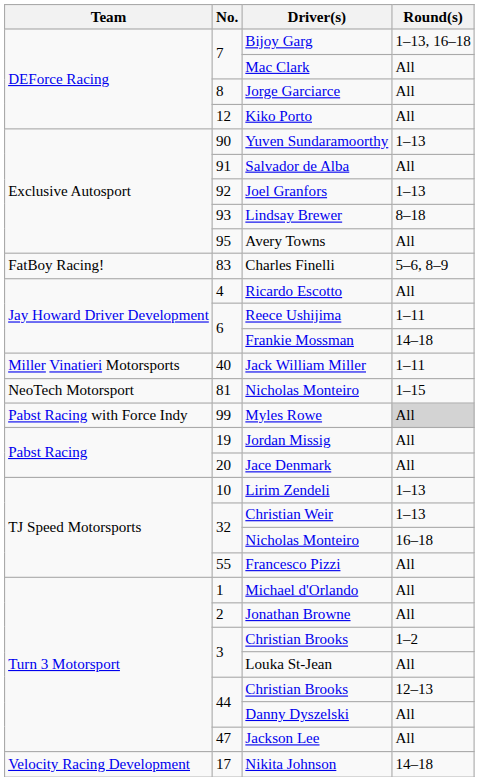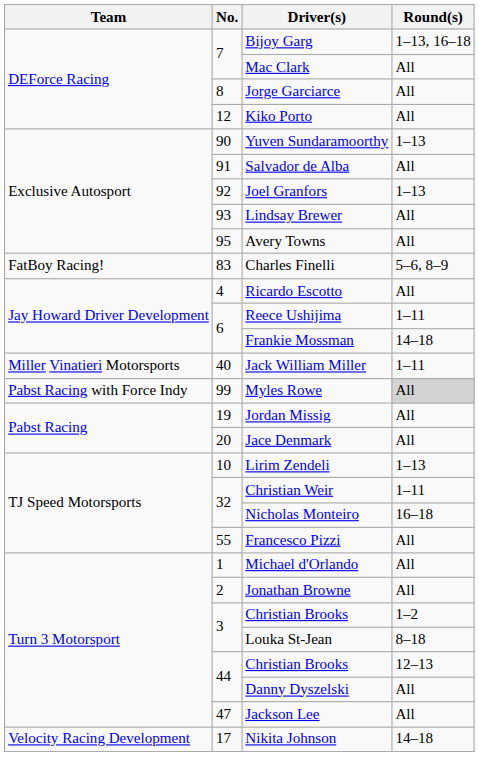(411, 215) 8–18 -> (405, 215) All
- row: (224, 390)
(411, 514) 1–13 -> (410, 489) 1–11
(405, 664) All -> (411, 639) 8–18
